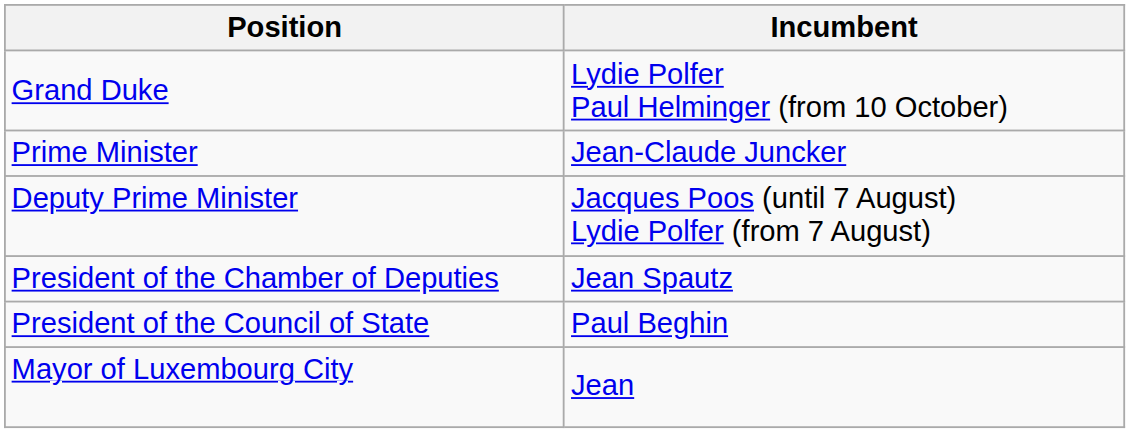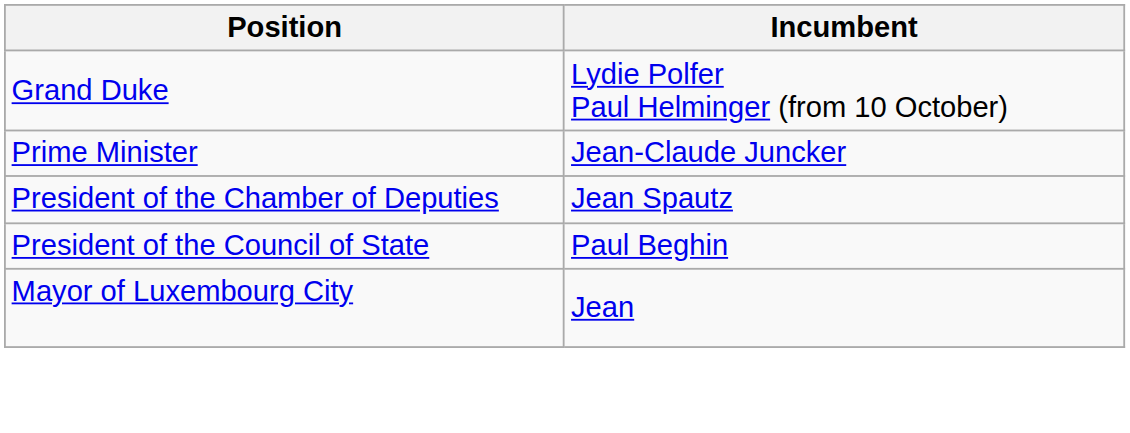- row: (155, 198)
